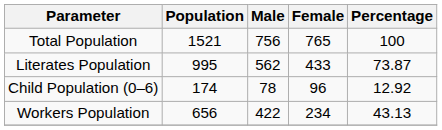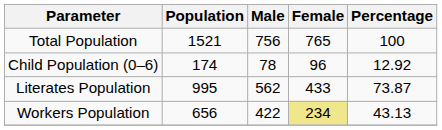rows swapped: (83, 88) <-> (83, 64)
(318, 112) no background -> (318, 112) khaki background
